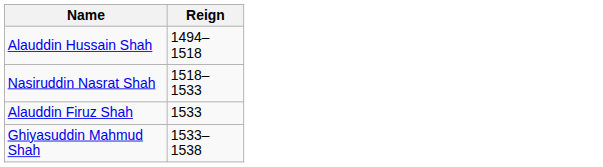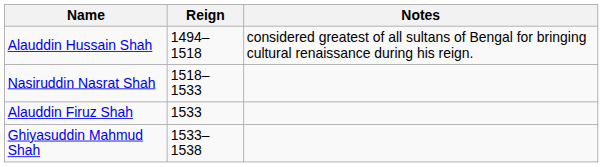+ column: (421, 15)
